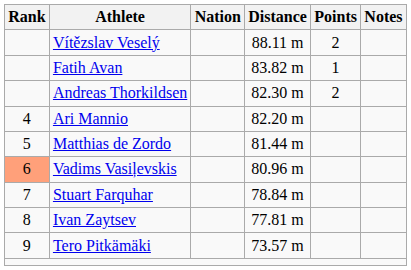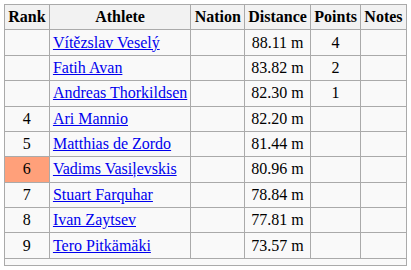(336, 42) 2 -> (336, 42) 4
(336, 67) 1 -> (336, 67) 2
(336, 93) 2 -> (336, 93) 1
